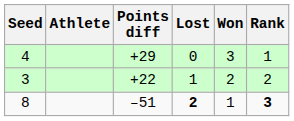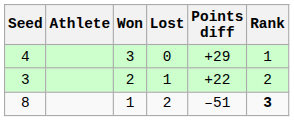columns swapped: (230, 25) <-> (143, 25)
(193, 104) bold -> (167, 104) normal
